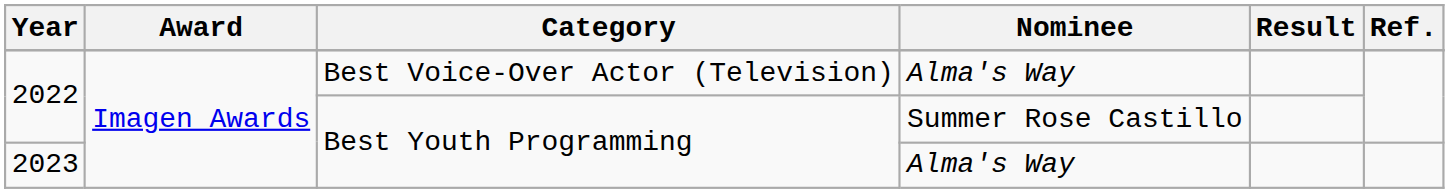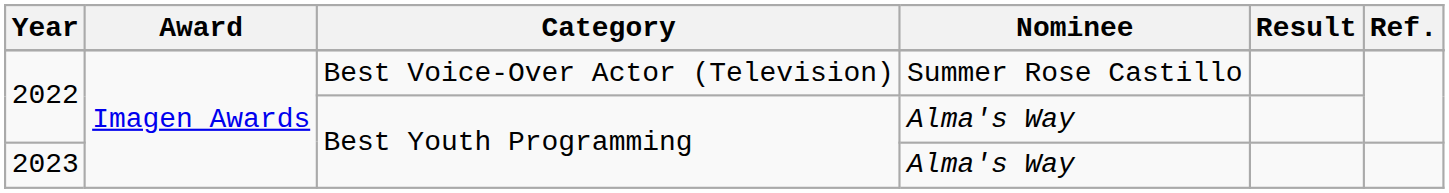(991, 73) Alma's Way -> (1075, 73) Summer Rose Castillo
(1075, 119) Summer Rose Castillo -> (991, 119) Alma's Way
